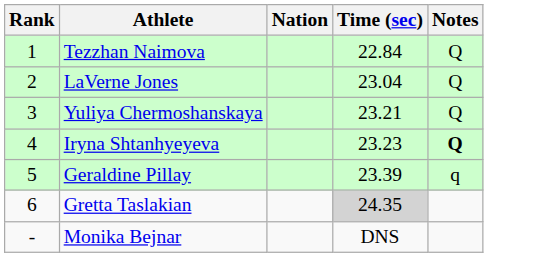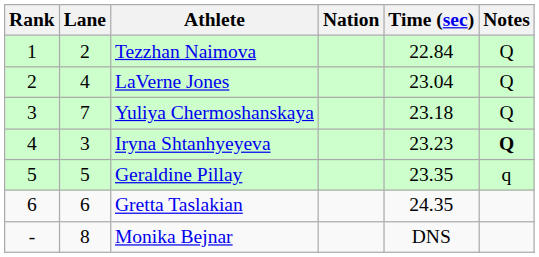+ column: (85, 19)
(380, 112) 23.21 -> (431, 112) 23.18
(380, 174) 23.39 -> (431, 174) 23.35
(380, 205) lightgrey background -> (431, 205) no background
